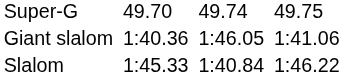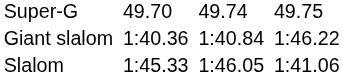(231, 38) 1:46.05 -> (231, 38) 1:40.84
(307, 38) 1:41.06 -> (307, 38) 1:46.22
(231, 65) 1:40.84 -> (231, 65) 1:46.05
(307, 65) 1:46.22 -> (307, 65) 1:41.06
